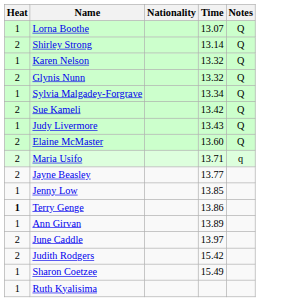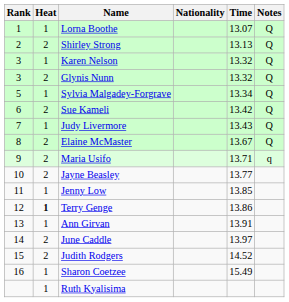+ column: (19, 12)
(212, 45) 13.14 -> (241, 45) 13.13
(212, 142) 13.60 -> (241, 142) 13.67
(212, 223) 13.89 -> (241, 223) 13.91
(212, 256) 15.42 -> (241, 256) 14.52
